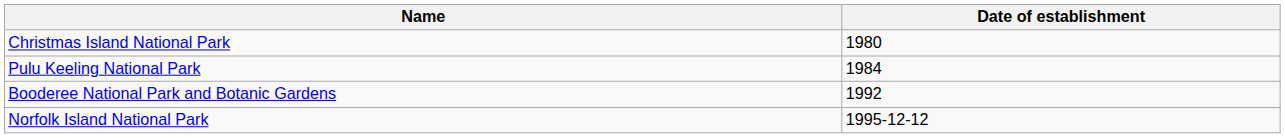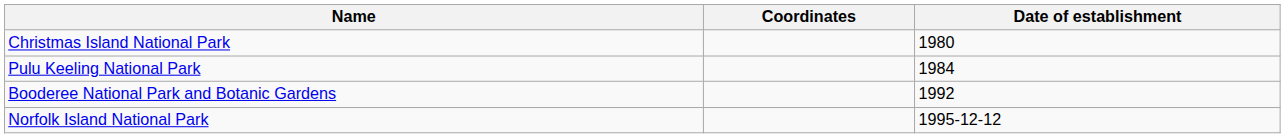+ column: (809, 17)
